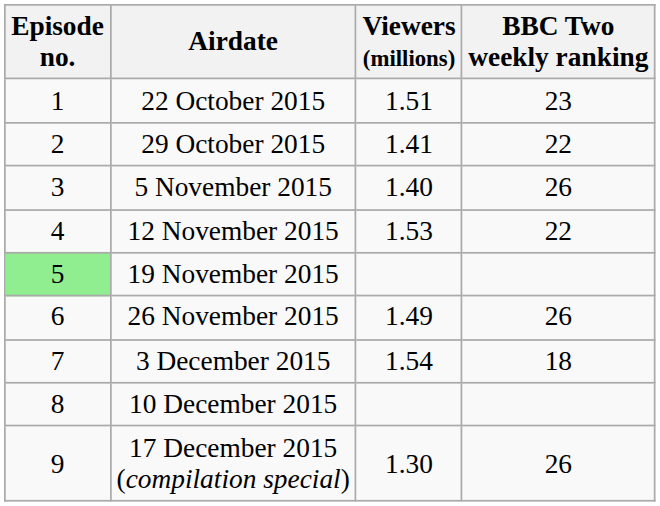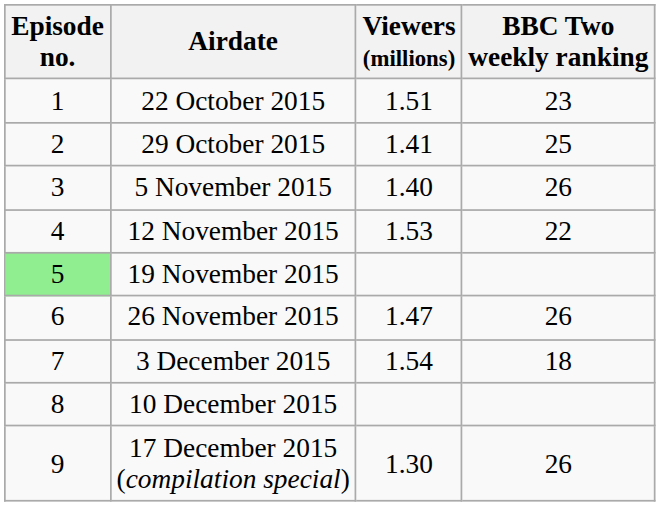(558, 143) 22 -> (558, 143) 25
(409, 317) 1.49 -> (409, 317) 1.47
